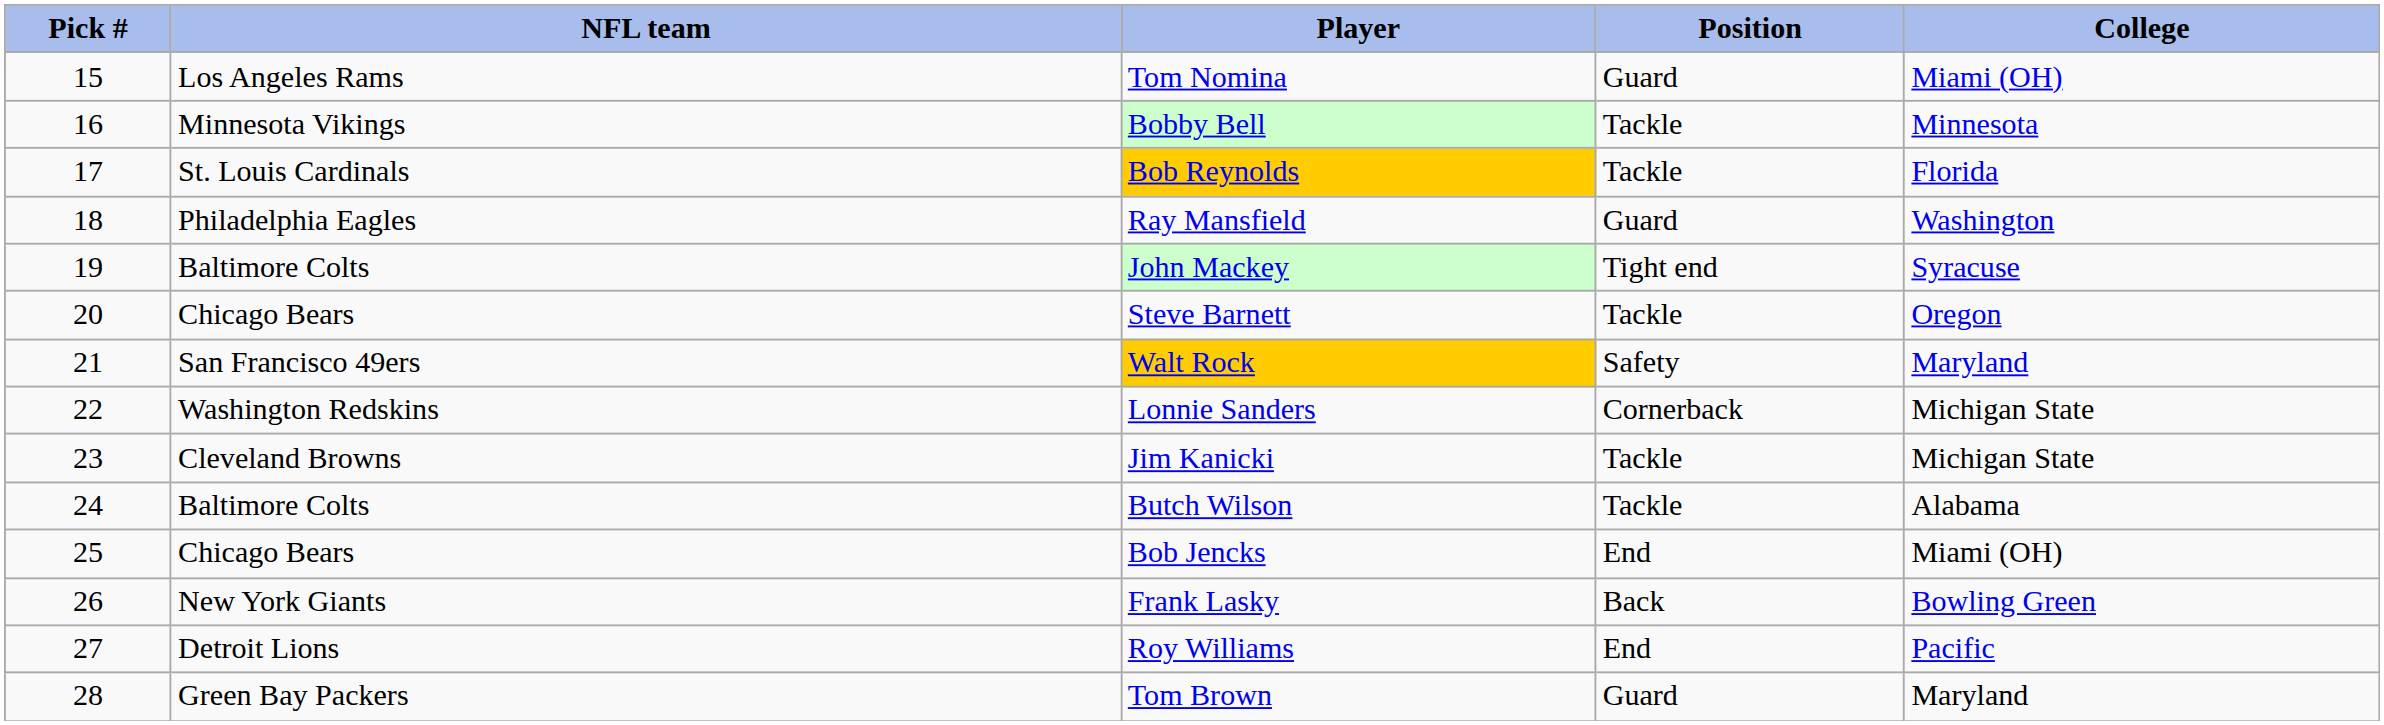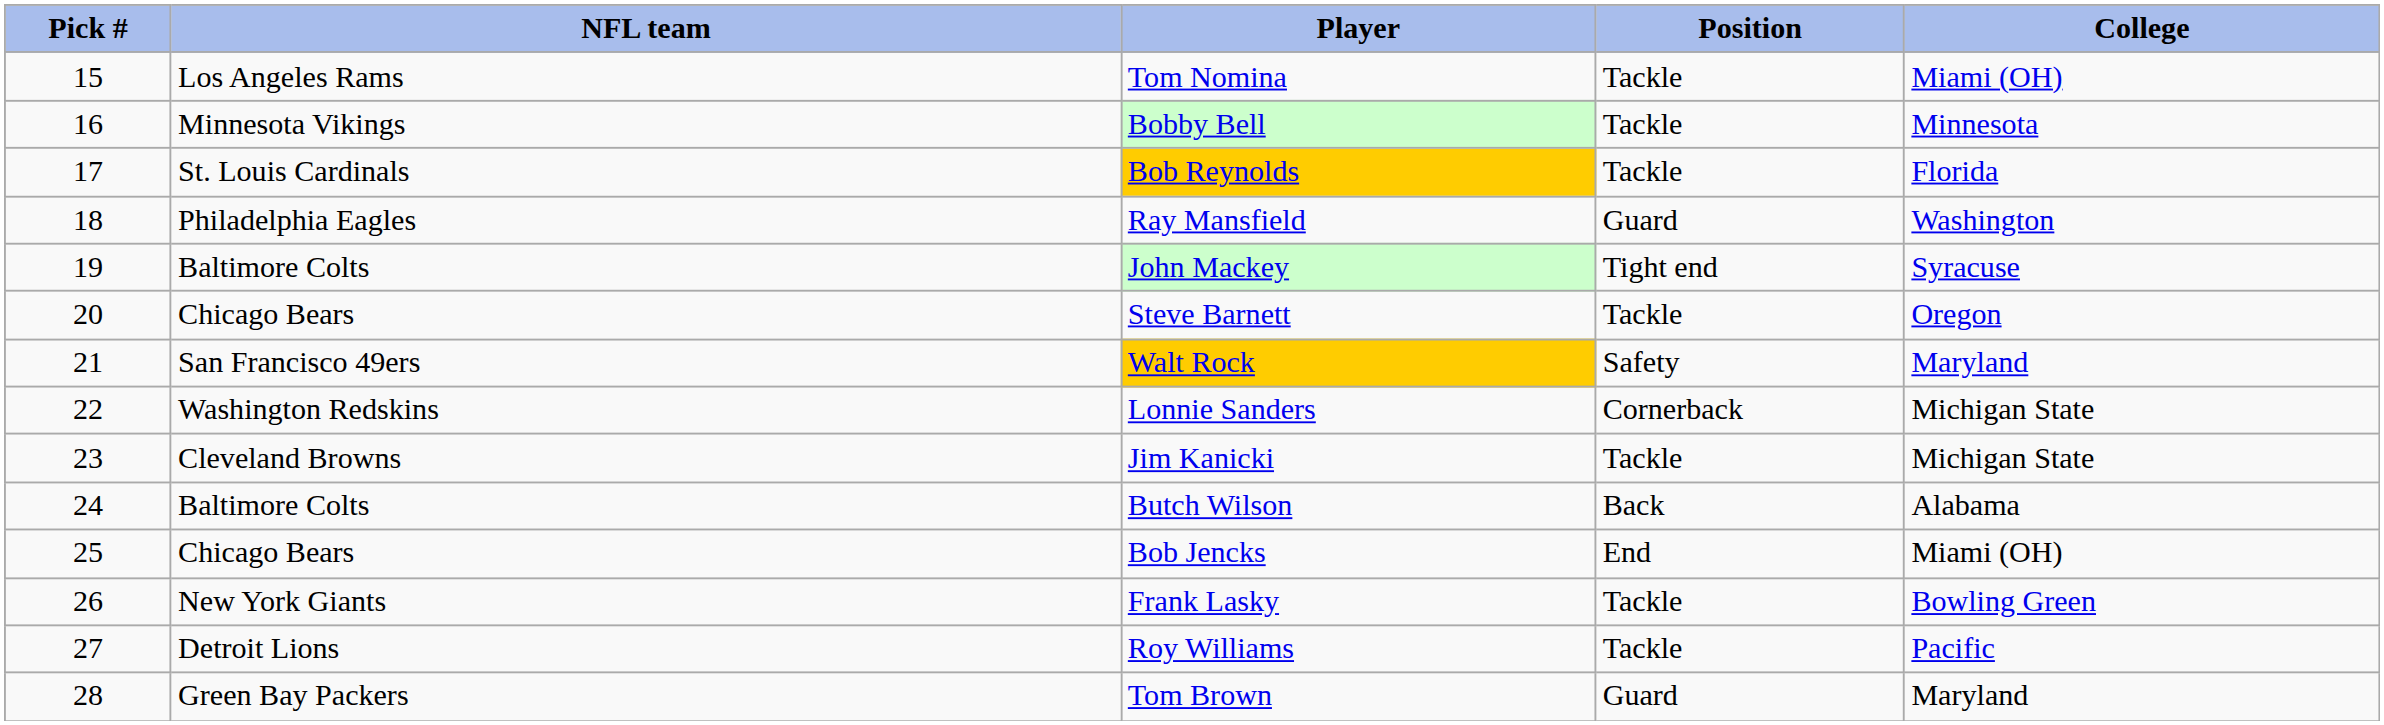(1640, 76) Guard -> (1643, 76) Tackle
(1643, 505) Tackle -> (1634, 505) Back
(1634, 600) Back -> (1643, 600) Tackle
(1627, 648) End -> (1643, 648) Tackle
